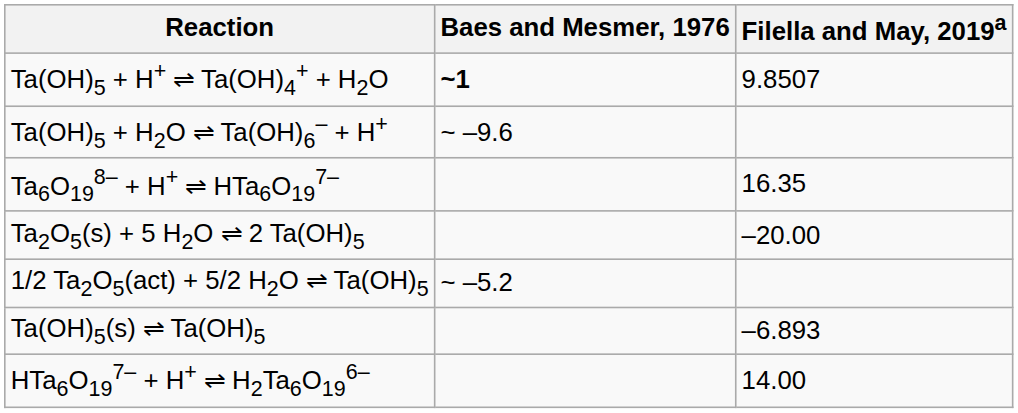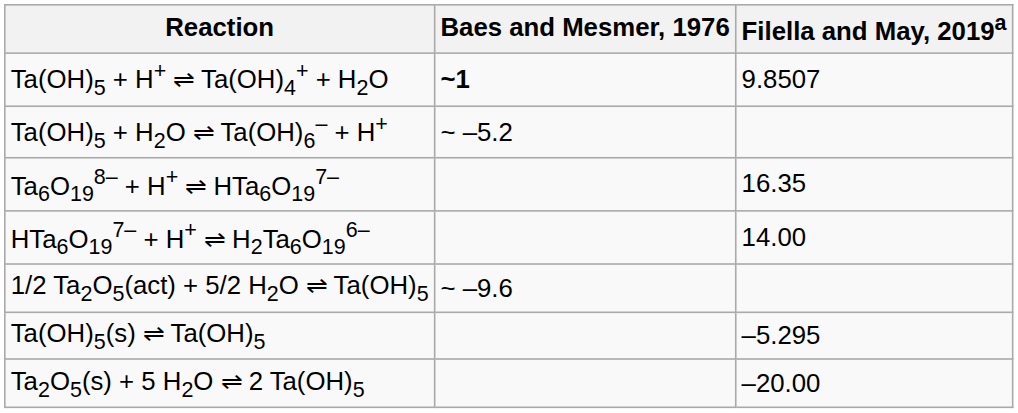(477, 131) ~ –9.6 -> (477, 131) ~ –5.2
rows swapped: (190, 381) <-> (188, 236)
(477, 282) ~ –5.2 -> (477, 287) ~ –9.6
(781, 330) –6.893 -> (781, 335) –5.295
